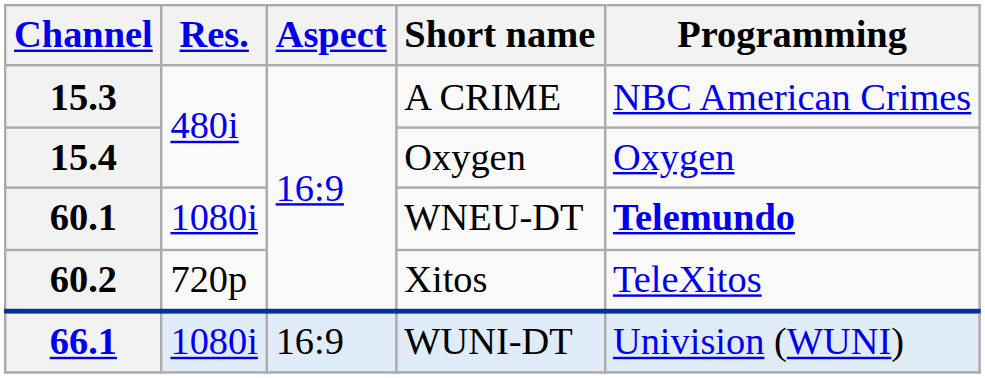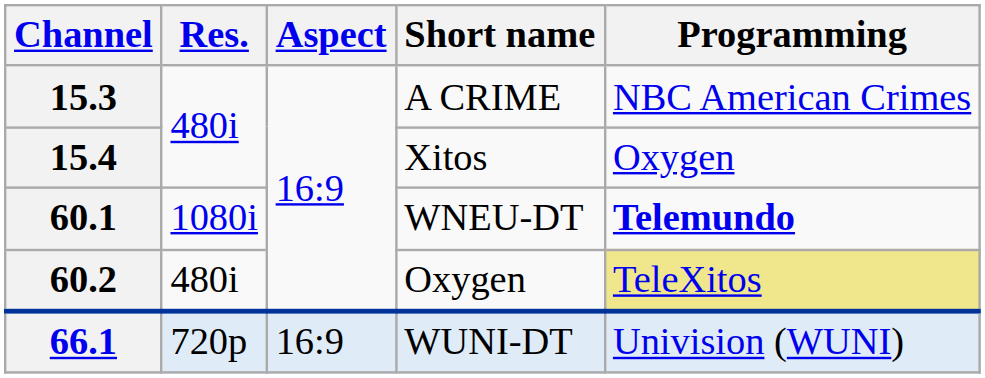(465, 156) Oxygen -> (446, 156) Xitos
(209, 278) 720p -> (205, 278) 480i
(446, 278) Xitos -> (465, 278) Oxygen
(687, 278) no background -> (687, 278) khaki background
(214, 341) 1080i -> (209, 341) 720p
